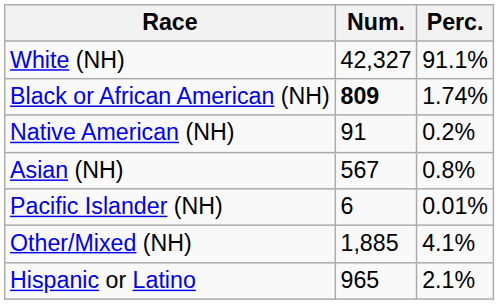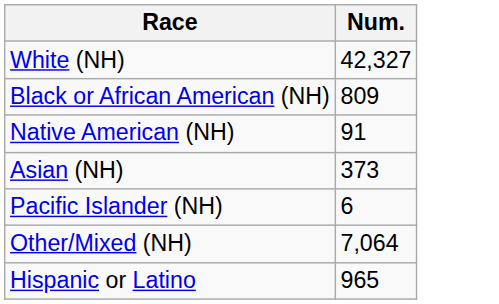- column: (455, 22)
(360, 96) bold -> (360, 96) normal
(360, 170) 567 -> (360, 170) 373
(370, 243) 1,885 -> (370, 243) 7,064
